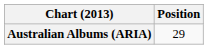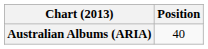(179, 34) 29 -> (179, 34) 40
